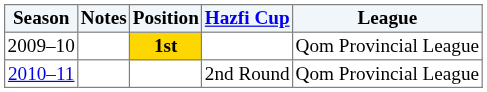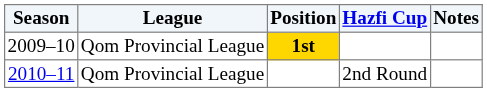columns swapped: (387, 18) <-> (104, 18)
